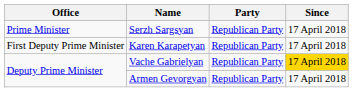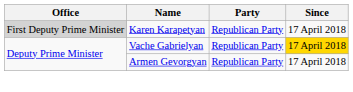- row: (161, 29)
(66, 45) no background -> (66, 29) lightgrey background
